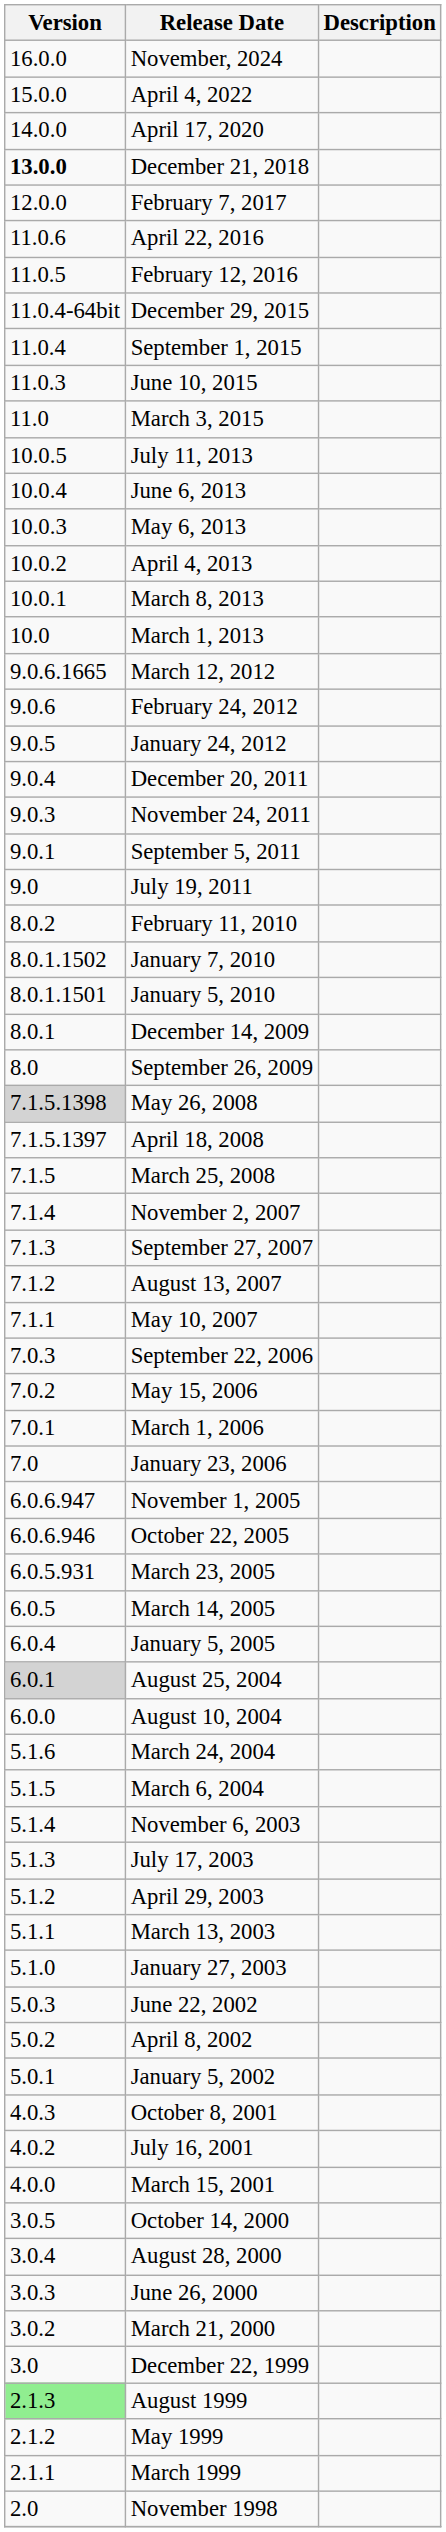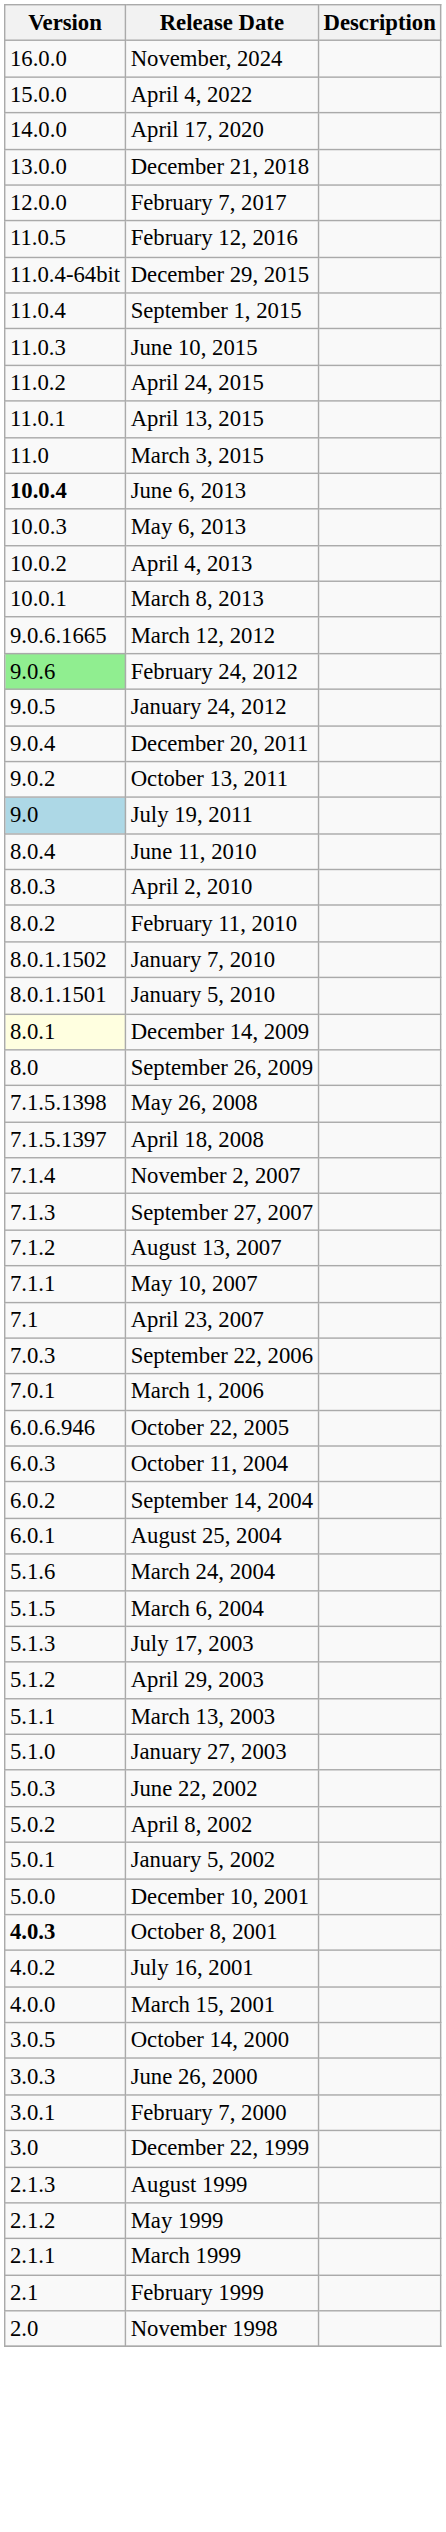(38, 166) bold -> (38, 166) normal
- row: (197, 238)
+ row: (197, 382)
+ row: (197, 418)
- row: (192, 454)
(38, 490) normal -> (38, 490) bold
- row: (197, 635)
(33, 707) no background -> (33, 671) lightgreen background
- row: (221, 815)
+ row: (209, 779)
- row: (216, 851)
(24, 887) no background -> (24, 815) lightblue background
+ row: (194, 851)
+ row: (192, 887)
(33, 1031) no background -> (33, 1031) lightyellow background
(58, 1103) lightgrey background -> (58, 1103) no background
- row: (203, 1175)
+ row: (197, 1319)
- row: (194, 1391)
- row: (209, 1463)
- row: (216, 1499)
- row: (203, 1571)
- row: (203, 1607)
- row: (203, 1643)
+ row: (209, 1463)
+ row: (222, 1499)
(33, 1680) lightgrey background -> (33, 1535) no background
- row: (206, 1716)
- row: (216, 1824)
+ row: (220, 1896)
(33, 2112) normal -> (33, 1932) bold
- row: (206, 2256)
- row: (203, 2328)
+ row: (209, 2112)
(33, 2400) lightgreen background -> (33, 2184) no background
+ row: (197, 2292)
